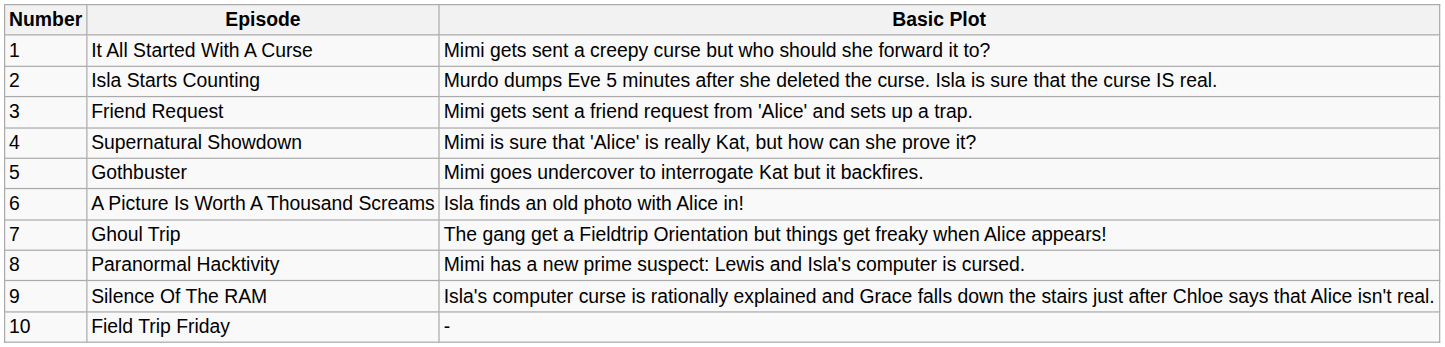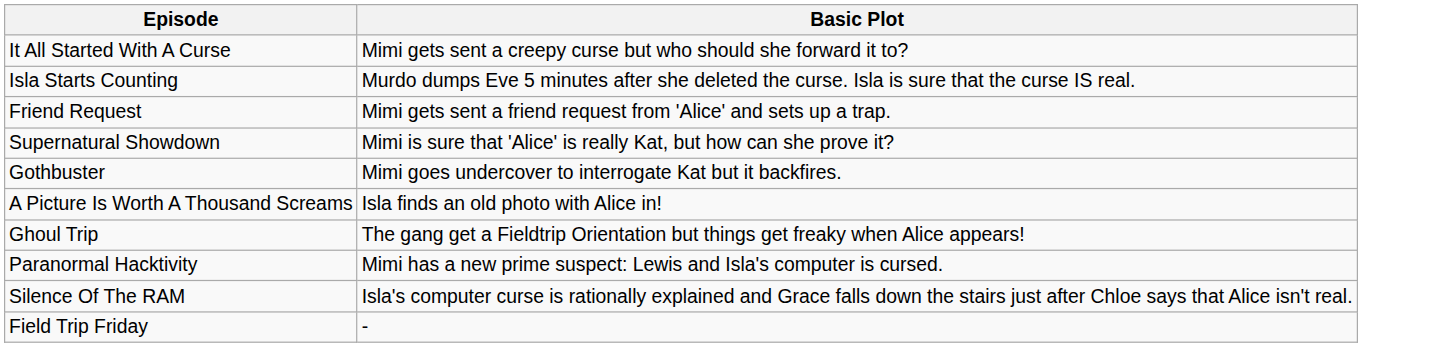- column: (46, 19)
